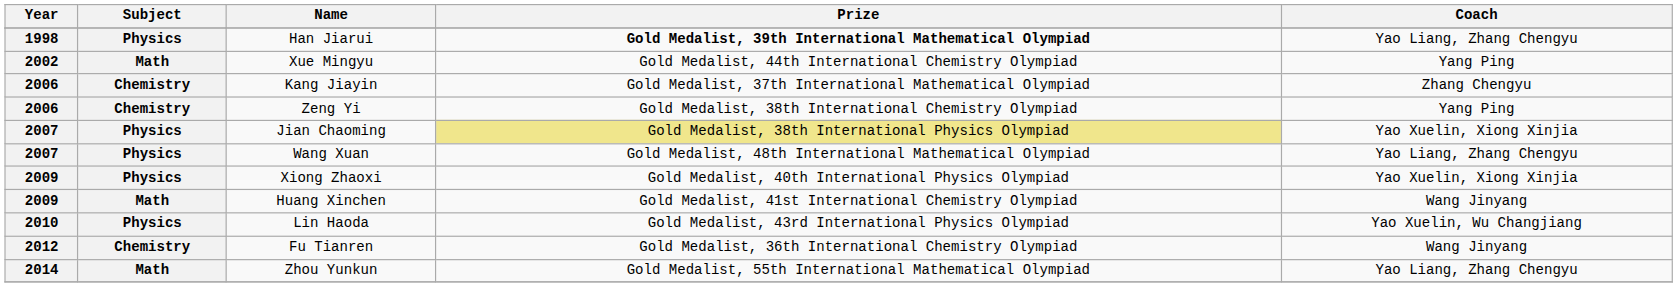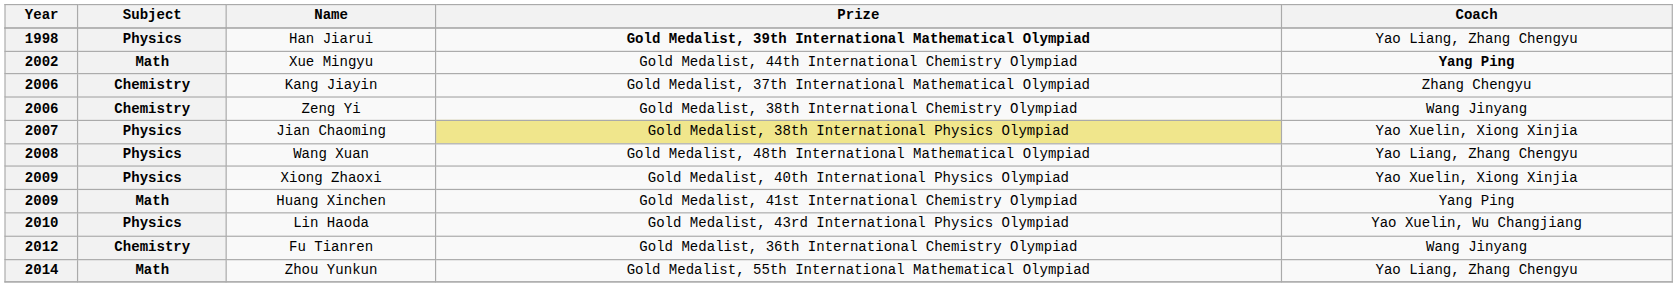(1477, 62) normal -> (1477, 62) bold
(1477, 109) Yang Ping -> (1477, 109) Wang Jinyang
(42, 155) 2007 -> (42, 155) 2008
(1477, 201) Wang Jinyang -> (1477, 201) Yang Ping
